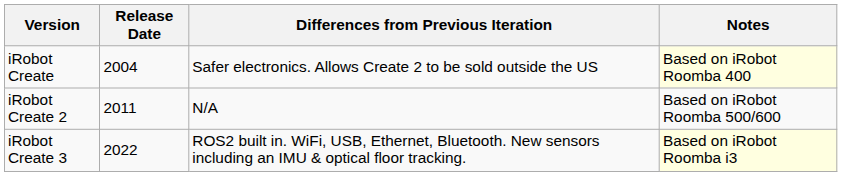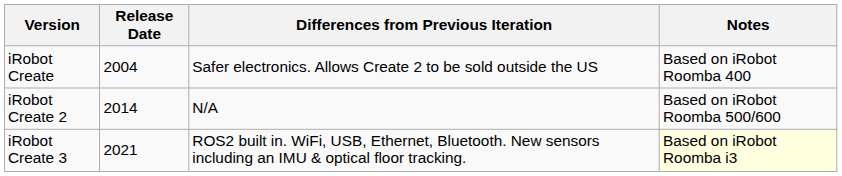(720, 66) lightyellow background -> (720, 66) no background
(120, 108) 2011 -> (121, 108) 2014
(121, 150) 2022 -> (121, 150) 2021
